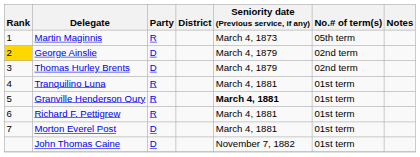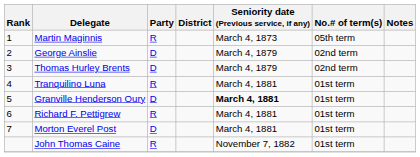(9, 53) gold background -> (9, 53) no background
(153, 99) R -> (153, 99) D
(153, 144) D -> (153, 144) R
